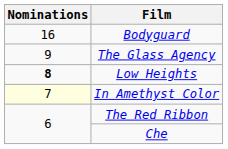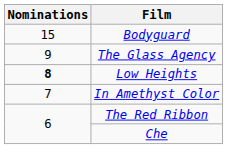(48, 34) 16 -> (48, 34) 15
(48, 94) lightyellow background -> (48, 94) no background
